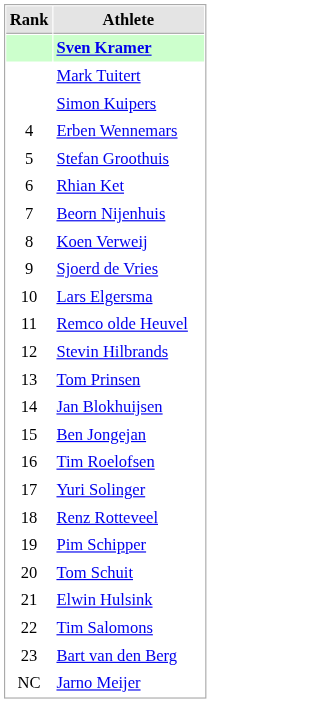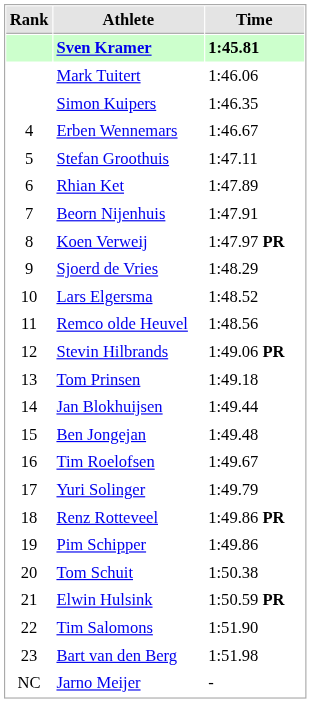+ column: (254, 19)
